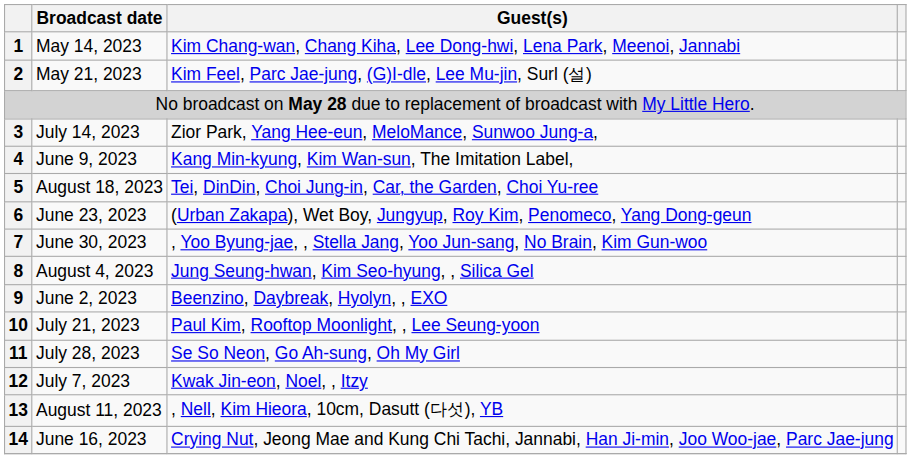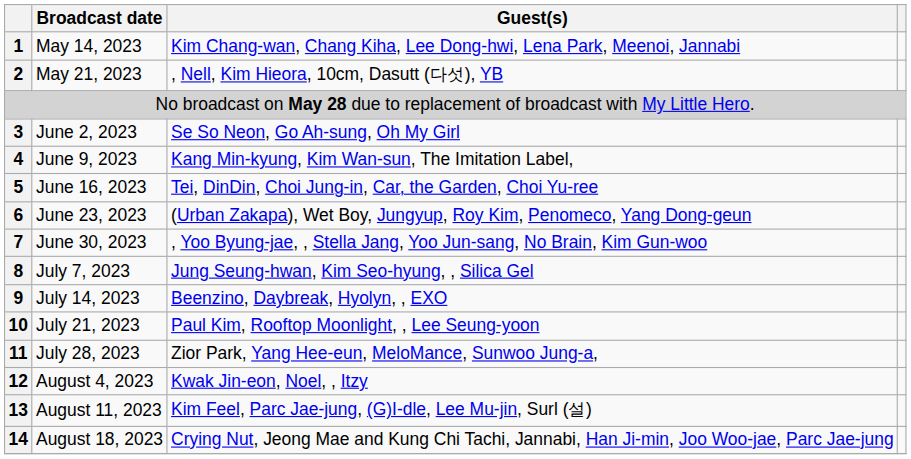(381, 74) Kim Feel, Parc Jae-jung, (G)I-dle, Lee Mu-jin, Surl (설) -> (337, 74) , Nell, Kim Hieora, 10cm, Dasutt (다섯), YB
(88, 132) July 14, 2023 -> (86, 132) June 2, 2023
(385, 132) Zior Park, Yang Hee-eun, MeloMance, Sunwoo Jung-a, -> (316, 132) Se So Neon, Go Ah-sung, Oh My Girl
(100, 187) August 18, 2023 -> (91, 187) June 16, 2023
(95, 270) August 4, 2023 -> (83, 270) July 7, 2023
(86, 298) June 2, 2023 -> (88, 298) July 14, 2023
(316, 353) Se So Neon, Go Ah-sung, Oh My Girl -> (385, 353) Zior Park, Yang Hee-eun, MeloMance, Sunwoo Jung-a,
(83, 381) July 7, 2023 -> (95, 381) August 4, 2023
(337, 409) , Nell, Kim Hieora, 10cm, Dasutt (다섯), YB -> (381, 409) Kim Feel, Parc Jae-jung, (G)I-dle, Lee Mu-jin, Surl (설)
(91, 439) June 16, 2023 -> (100, 439) August 18, 2023
